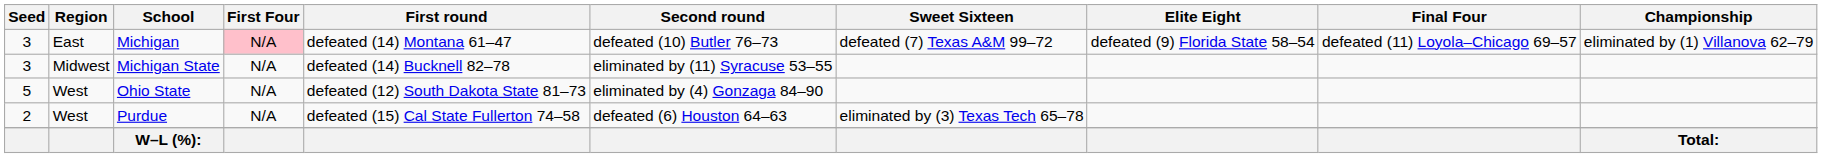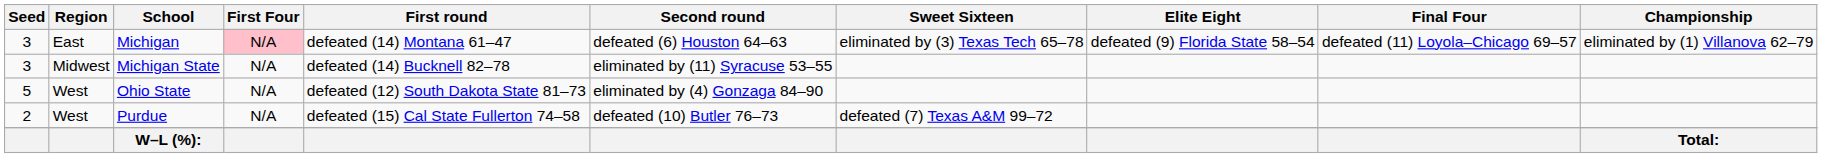(686, 42) defeated (10) Butler 76–73 -> (690, 42) defeated (6) Houston 64–63
(946, 42) defeated (7) Texas A&M 99–72 -> (962, 42) eliminated by (3) Texas Tech 65–78
(690, 115) defeated (6) Houston 64–63 -> (686, 115) defeated (10) Butler 76–73
(962, 115) eliminated by (3) Texas Tech 65–78 -> (946, 115) defeated (7) Texas A&M 99–72
